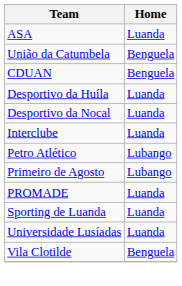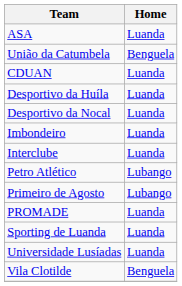(151, 73) Benguela -> (146, 73) Luanda
+ row: (36, 133)
